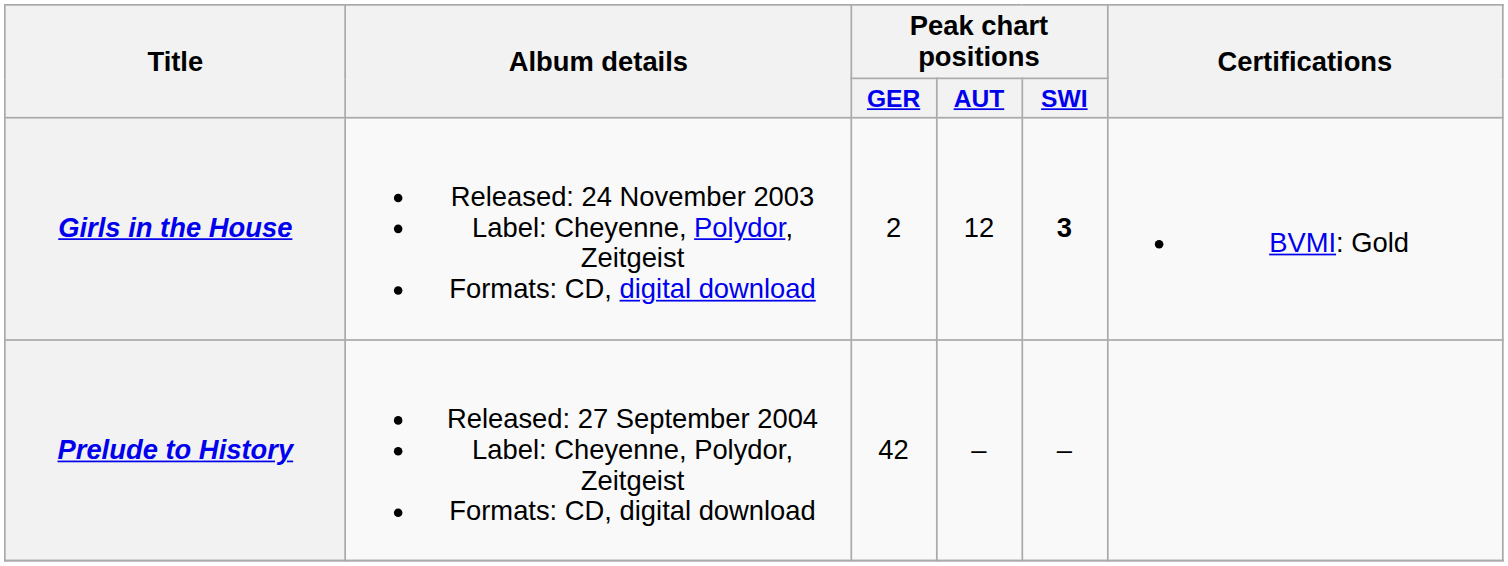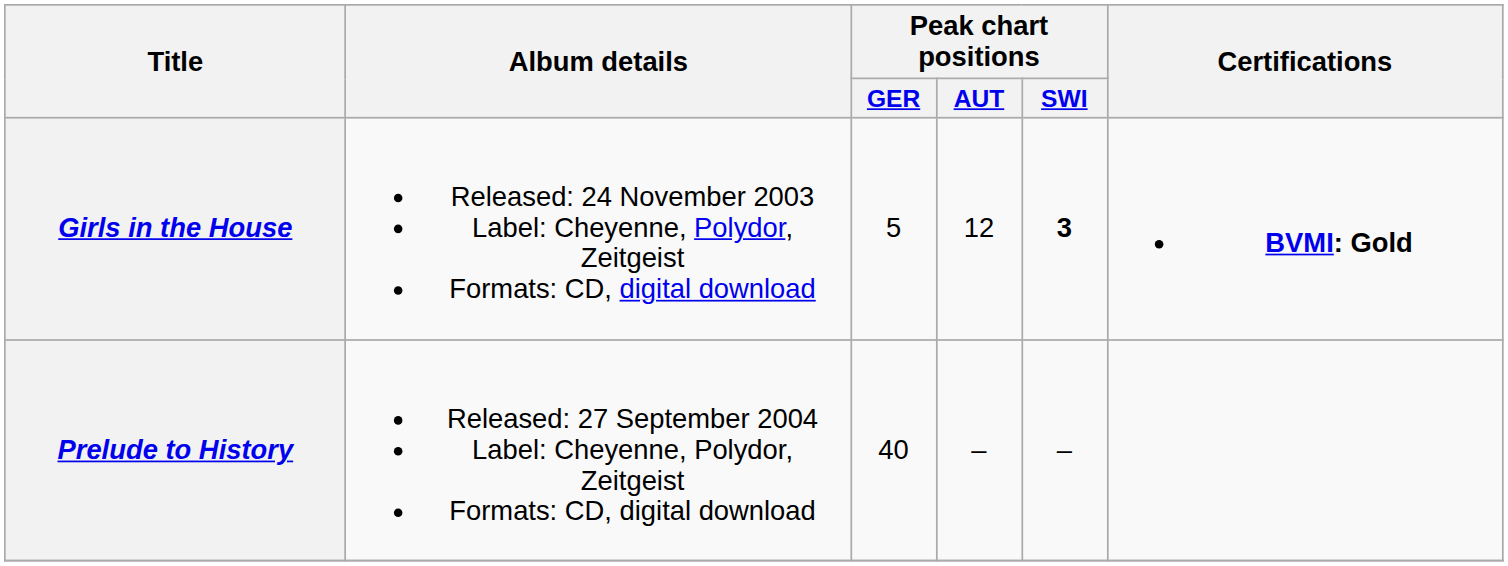(894, 228) 2 -> (894, 228) 5
(1305, 244) normal -> (1305, 244) bold
(894, 449) 42 -> (894, 449) 40
